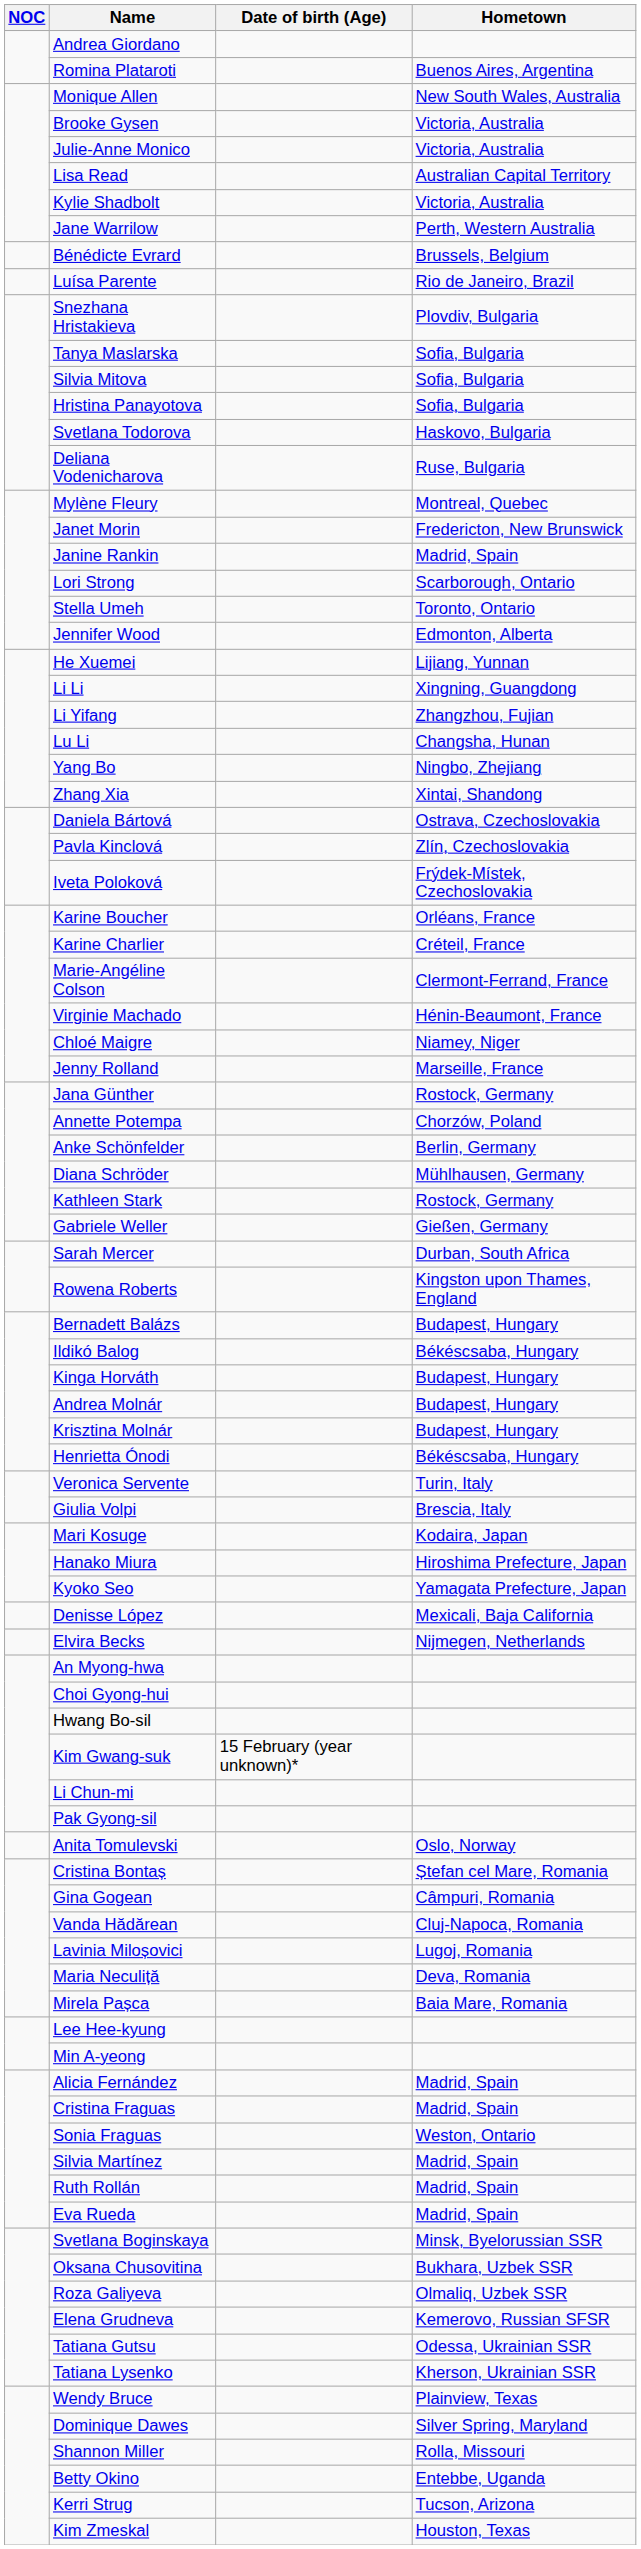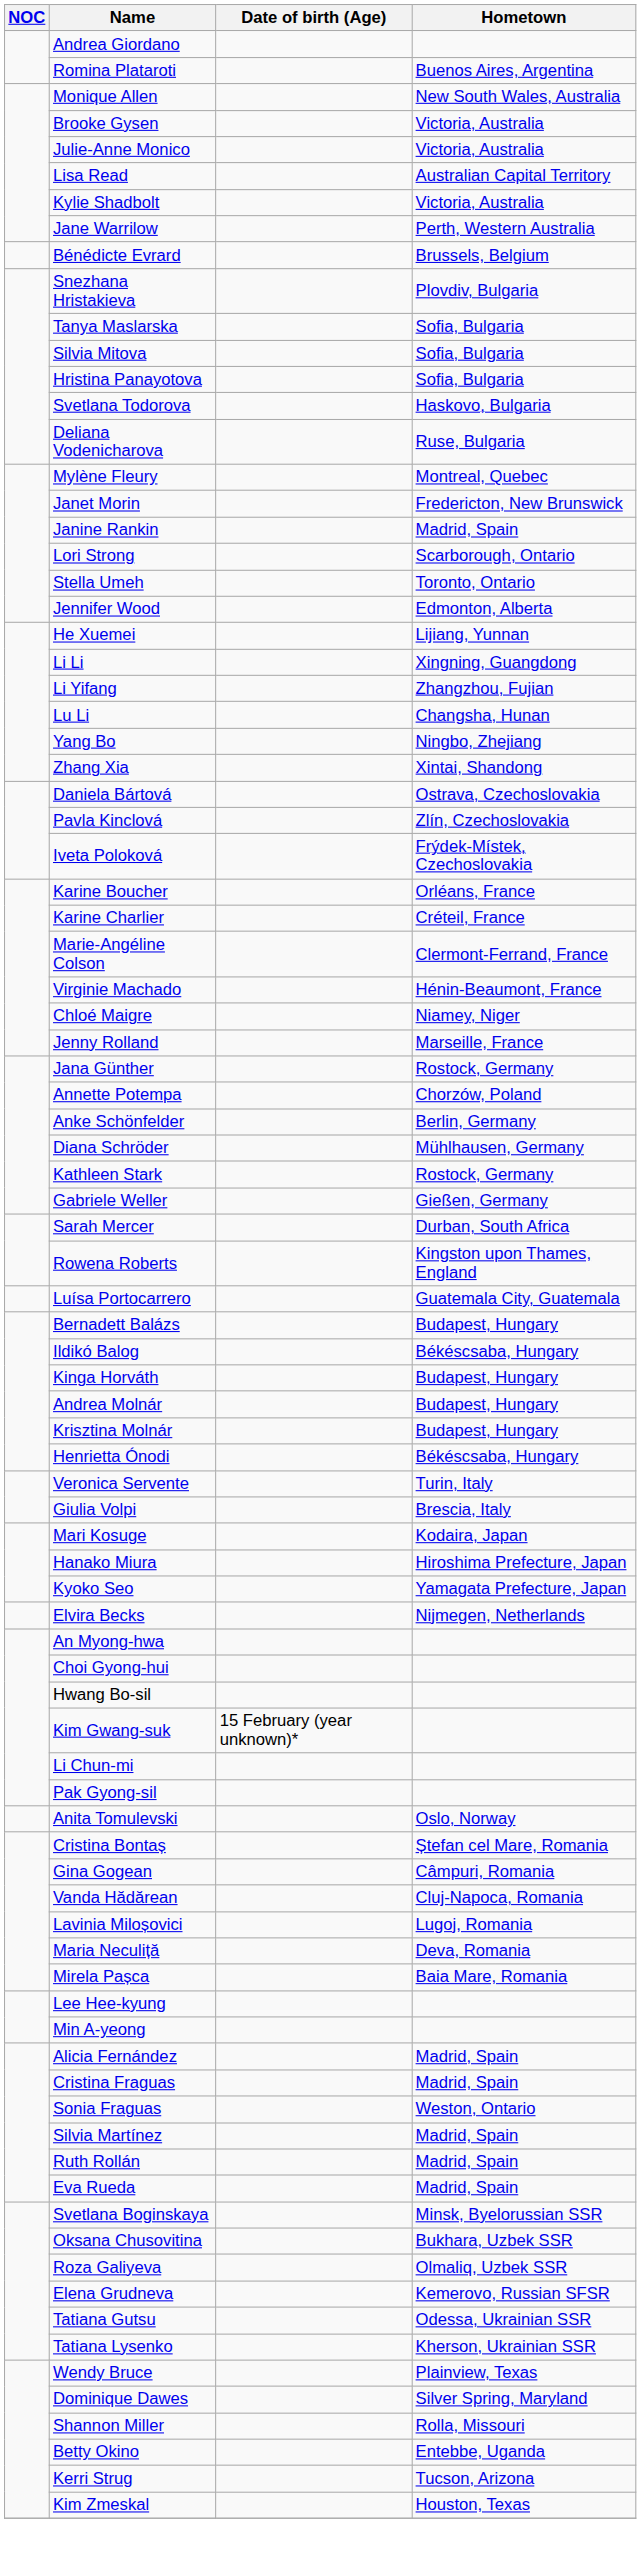- row: (105, 281)
+ row: (122, 1298)
- row: (108, 1615)
